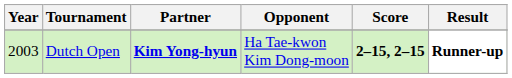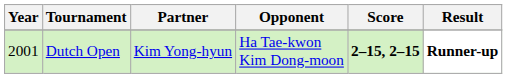(23, 51) 2003 -> (23, 51) 2001
(185, 51) bold -> (183, 51) normal
